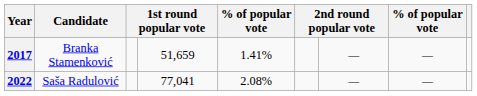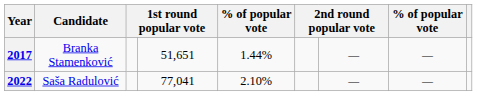(178, 54) 51,659 -> (178, 54) 51,651
(256, 54) 1.41% -> (256, 54) 1.44%
(256, 81) 2.08% -> (256, 81) 2.10%
